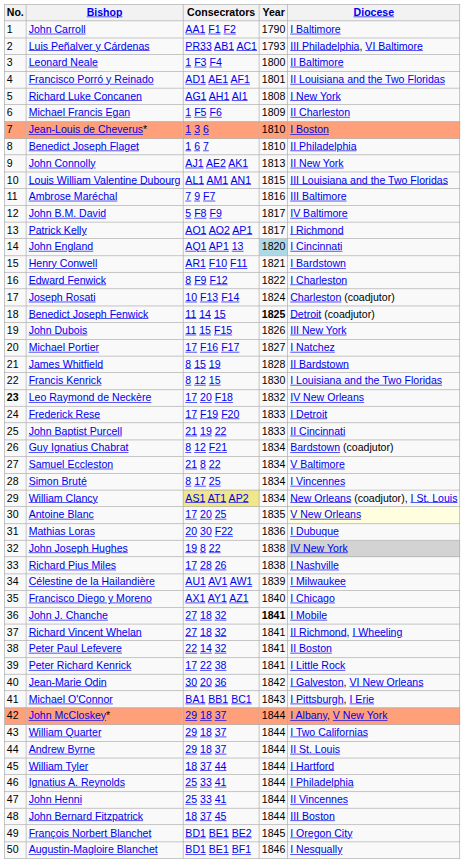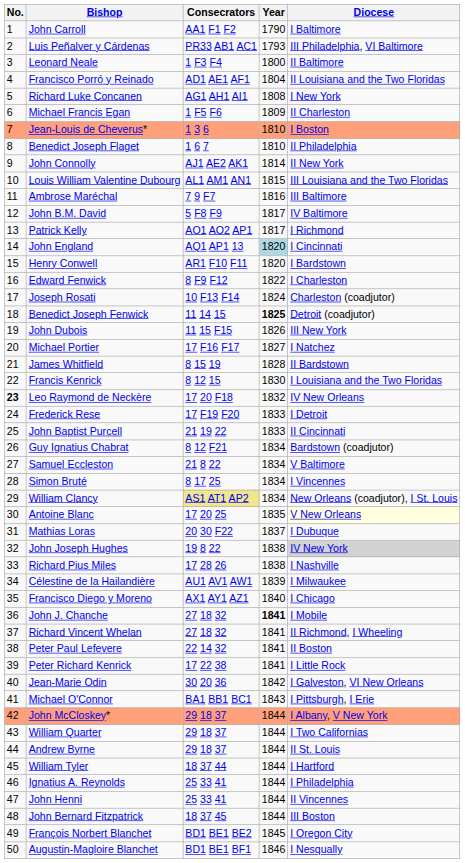(274, 79) 1801 -> (274, 79) 1804
(274, 163) 1813 -> (274, 163) 1814
(274, 264) 1821 -> (274, 264) 1820
(274, 532) 1836 -> (274, 532) 1837
